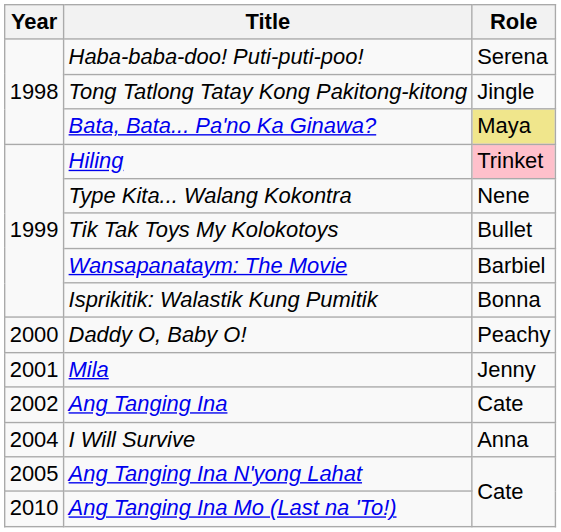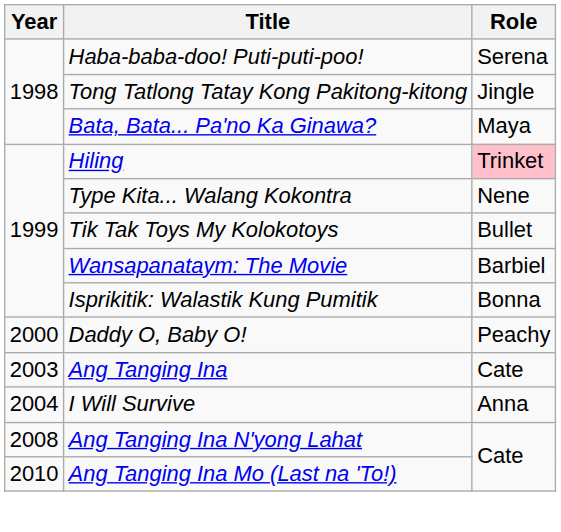(504, 126) khaki background -> (504, 126) no background
- row: (89, 369)
(34, 404) 2002 -> (34, 369) 2003
(34, 473) 2005 -> (34, 439) 2008
